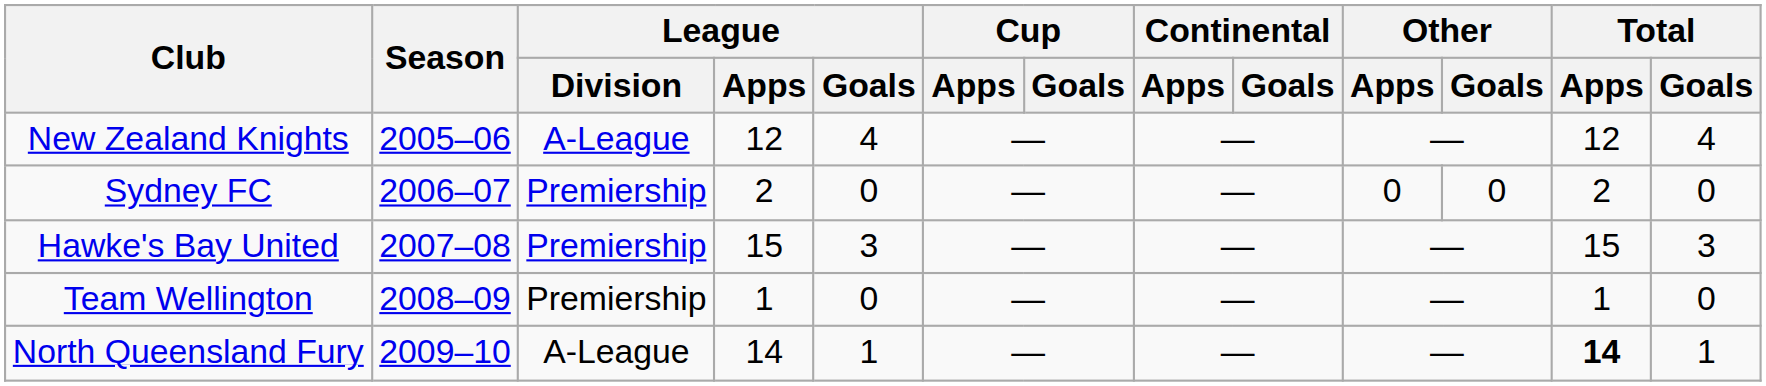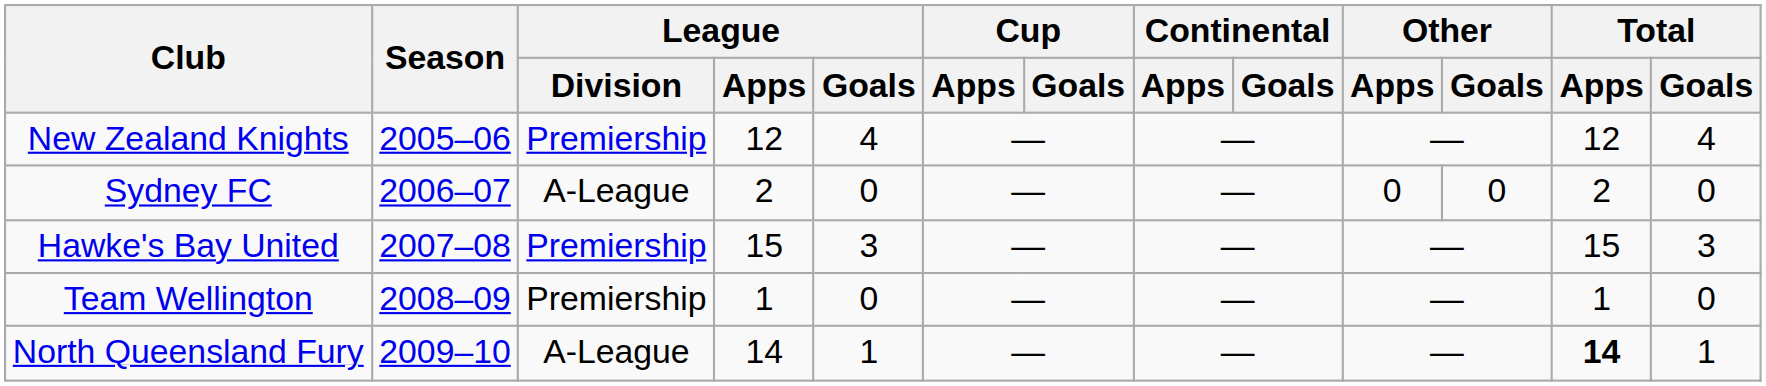(616, 138) A-League -> (616, 138) Premiership
(616, 191) Premiership -> (616, 191) A-League
